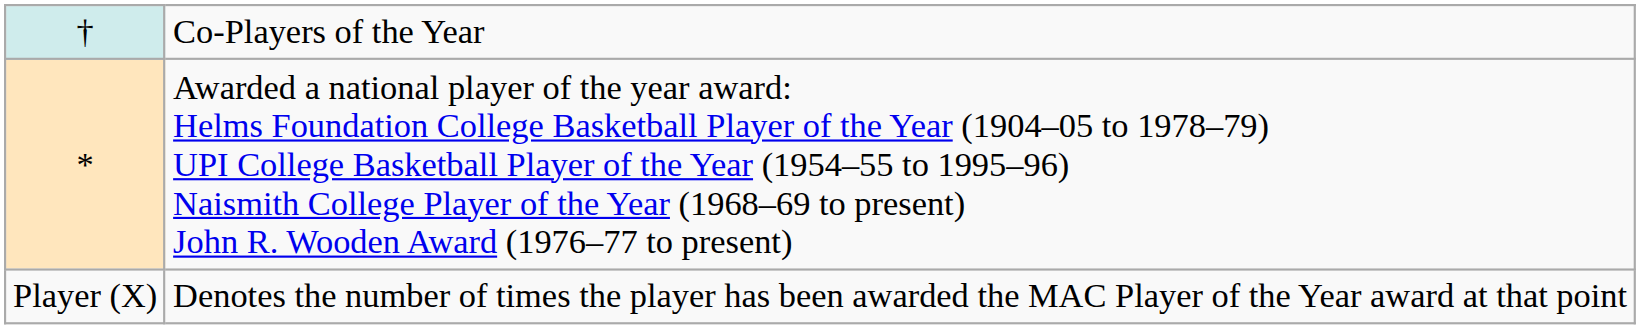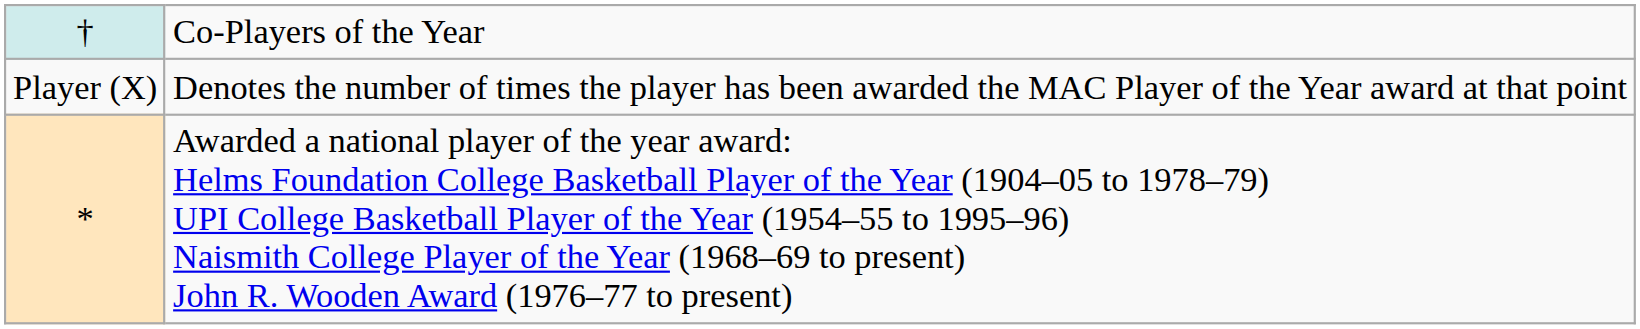rows swapped: (85, 163) <-> (85, 295)
